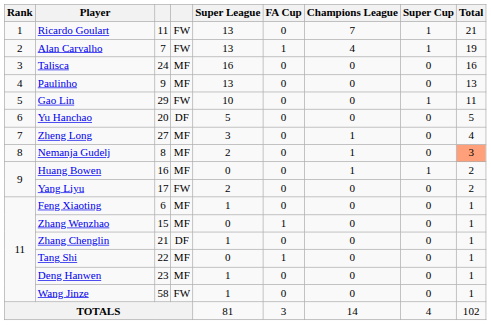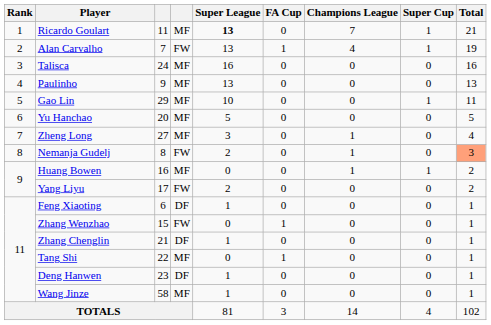(182, 30) FW -> (182, 30) MF
(228, 30) normal -> (228, 30) bold
(182, 100) FW -> (182, 100) MF
(182, 118) DF -> (182, 118) MF
(182, 153) MF -> (182, 153) FW
(182, 205) MF -> (182, 205) DF
(182, 223) MF -> (182, 223) FW
(182, 275) MF -> (182, 275) DF
(182, 293) FW -> (182, 293) MF
